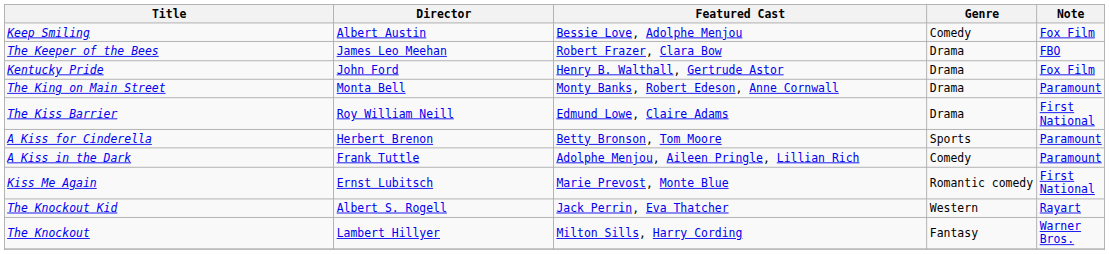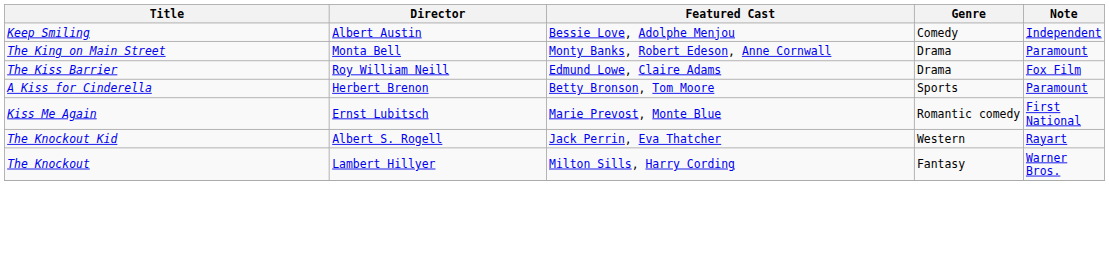(1067, 32) Fox Film -> (1064, 32) Independent
- row: (83, 51)
- row: (55, 70)
(1067, 114) First National -> (1053, 70) Fox Film
- row: (69, 157)
